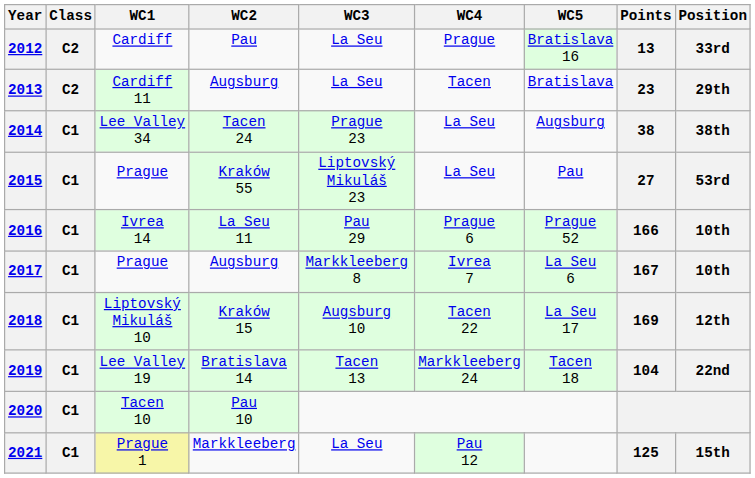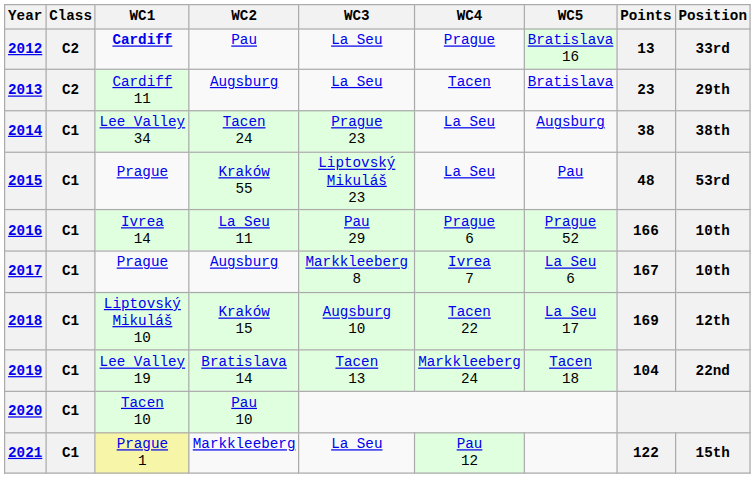(142, 49) normal -> (142, 49) bold
(646, 181) 27 -> (646, 181) 48
(646, 453) 125 -> (646, 453) 122
